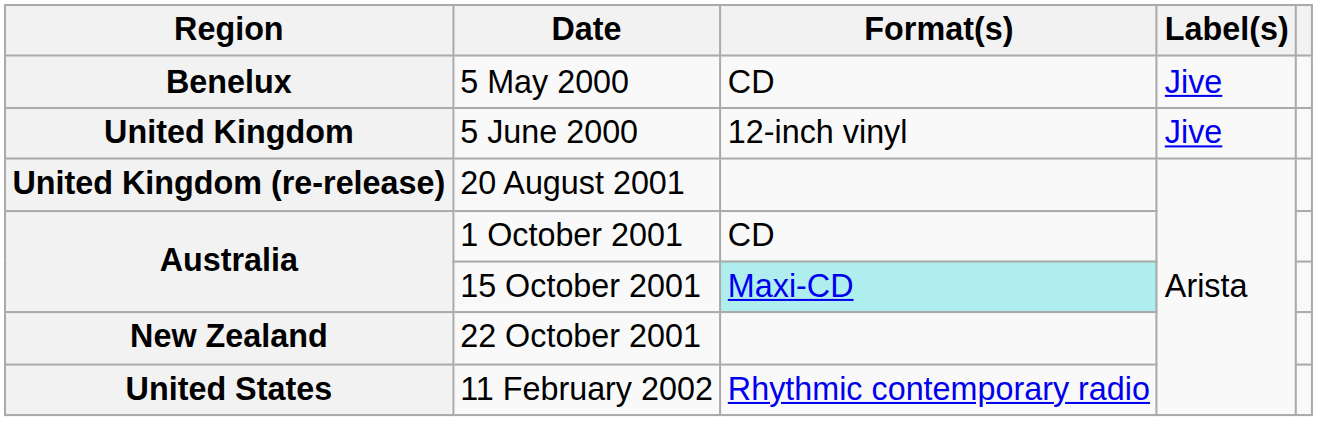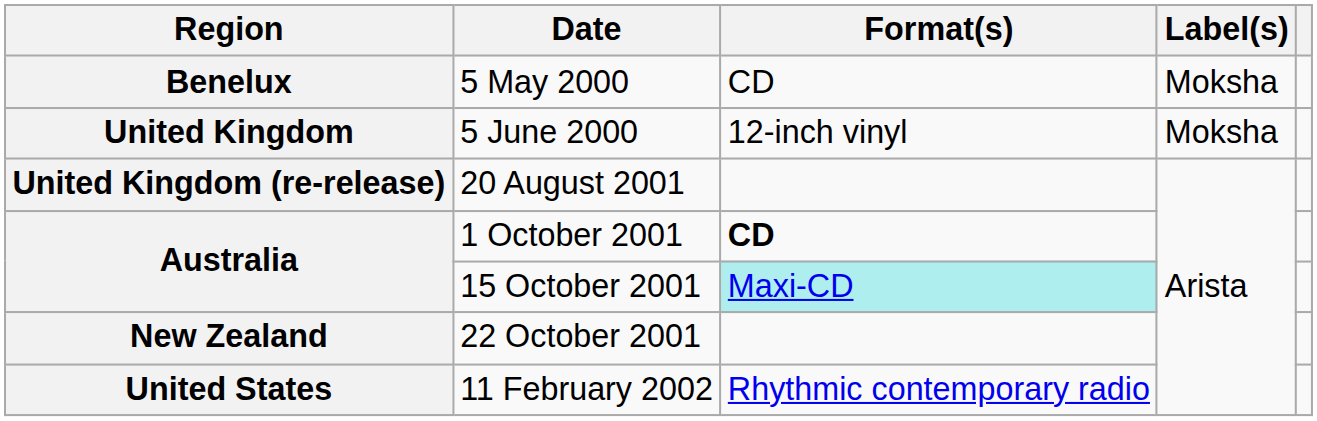(1194, 81) Jive -> (1221, 81) Moksha
(1194, 132) Jive -> (1221, 132) Moksha
(751, 235) normal -> (751, 235) bold
